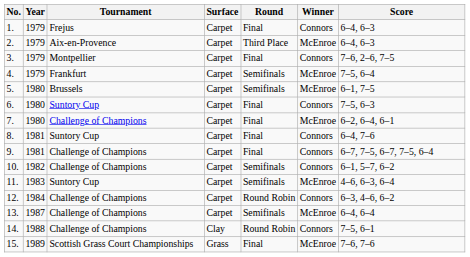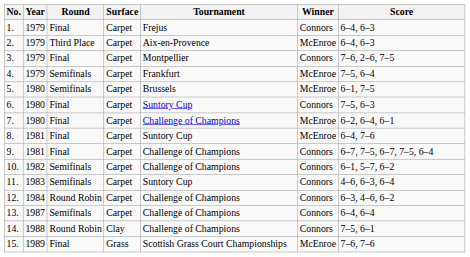columns swapped: (126, 12) <-> (269, 12)
(316, 136) Connors -> (318, 136) McEnroe
(318, 182) McEnroe -> (316, 182) Connors
(318, 213) McEnroe -> (316, 213) Connors
